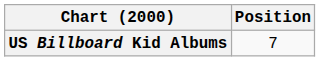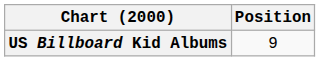(273, 43) 7 -> (273, 43) 9
